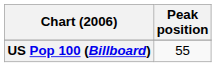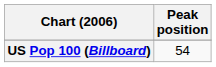(183, 51) 55 -> (183, 51) 54
